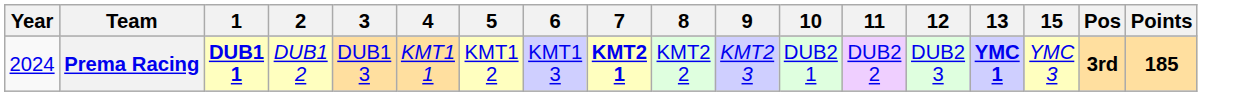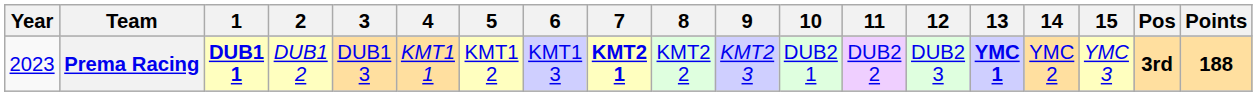+ column: (1052, 20)
(32, 63) 2024 -> (32, 63) 2023
(1162, 63) 185 -> (1216, 63) 188
